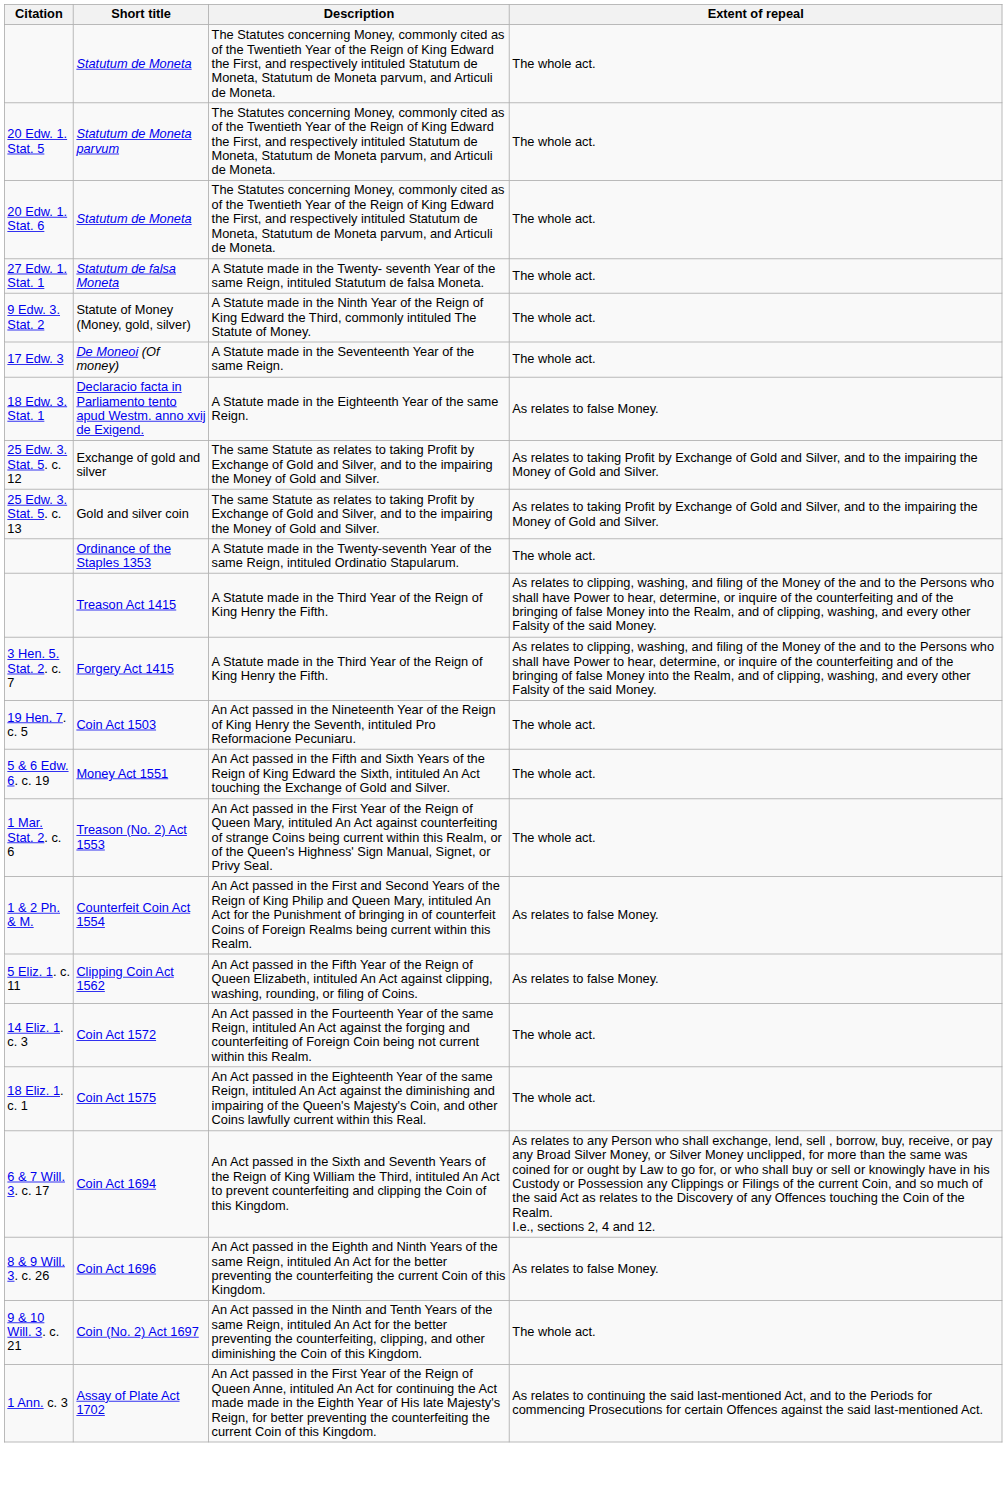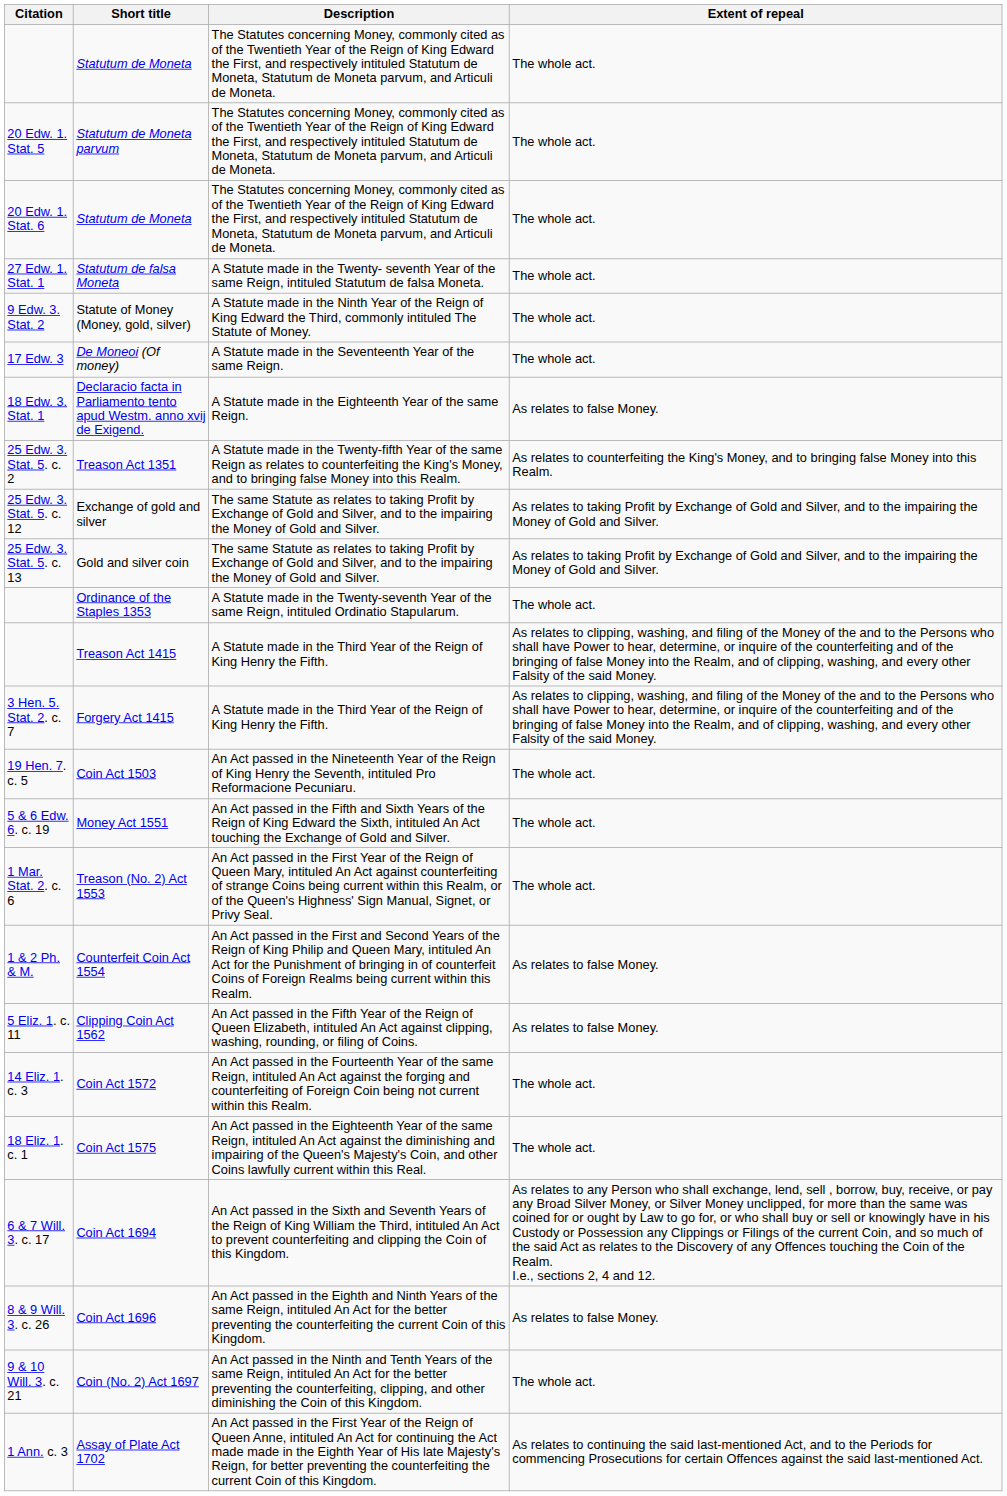+ row: (37, 465)
